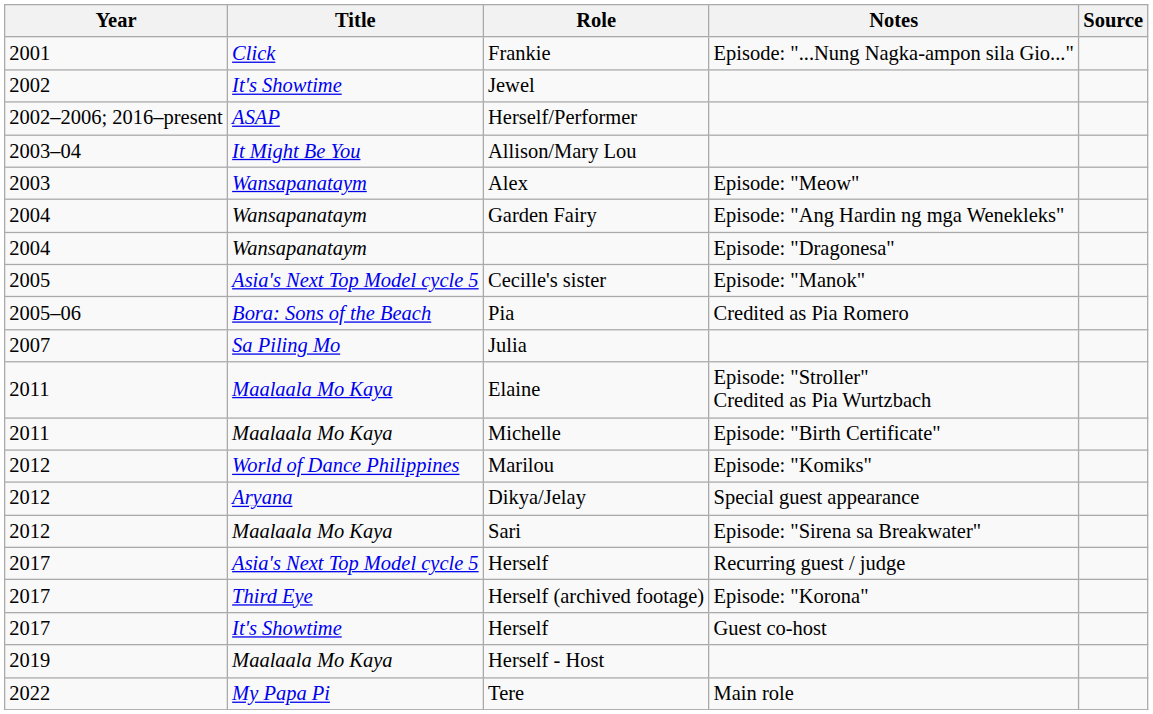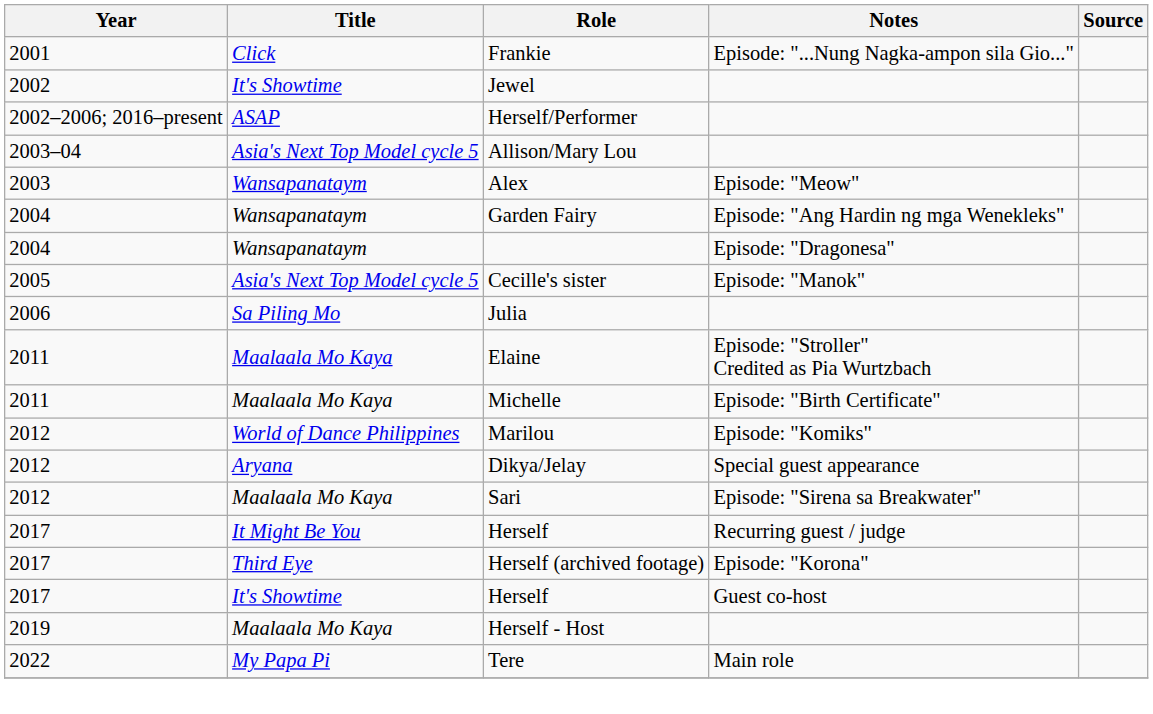(296, 150) It Might Be You -> (355, 150) Asia's Next Top Model cycle 5
- row: (501, 313)
(30, 345) 2007 -> (30, 313) 2006
(355, 563) Asia's Next Top Model cycle 5 -> (296, 530) It Might Be You
